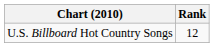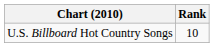(192, 33) 12 -> (192, 33) 10
